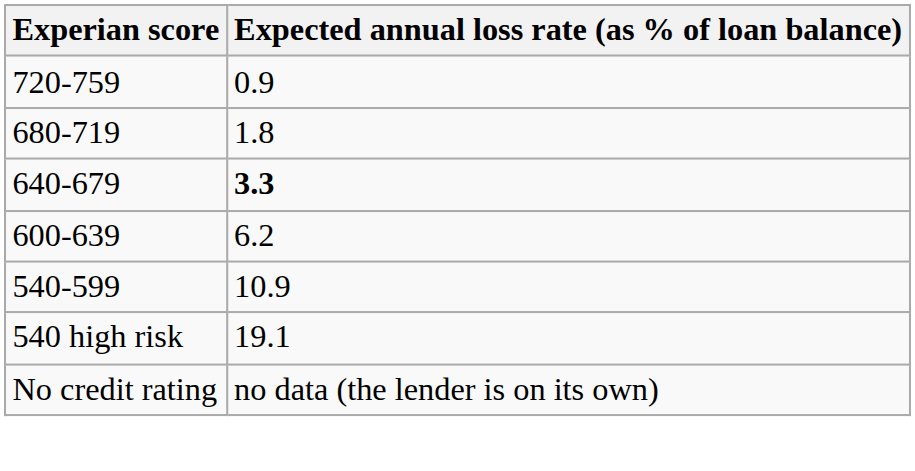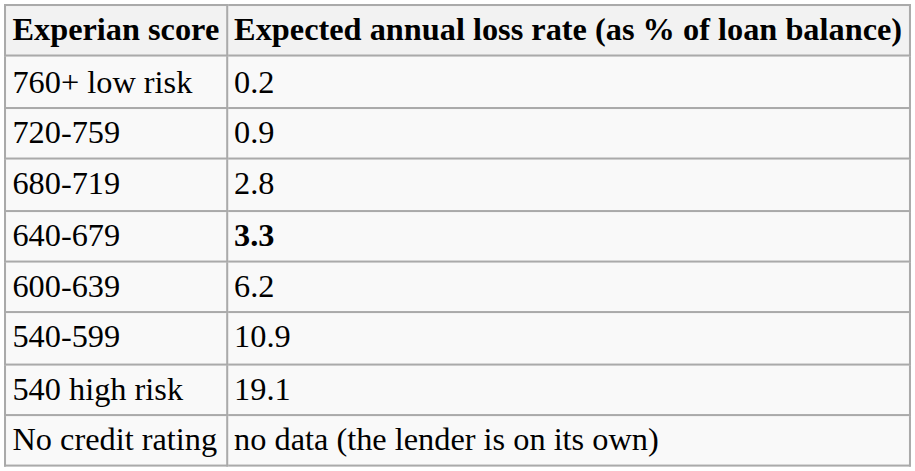+ row: (102, 81)
(254, 132) 1.8 -> (254, 183) 2.8
